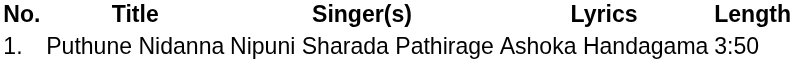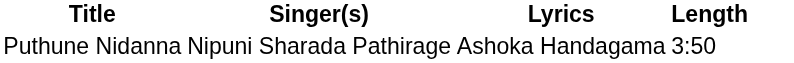- column: (22, 15)
